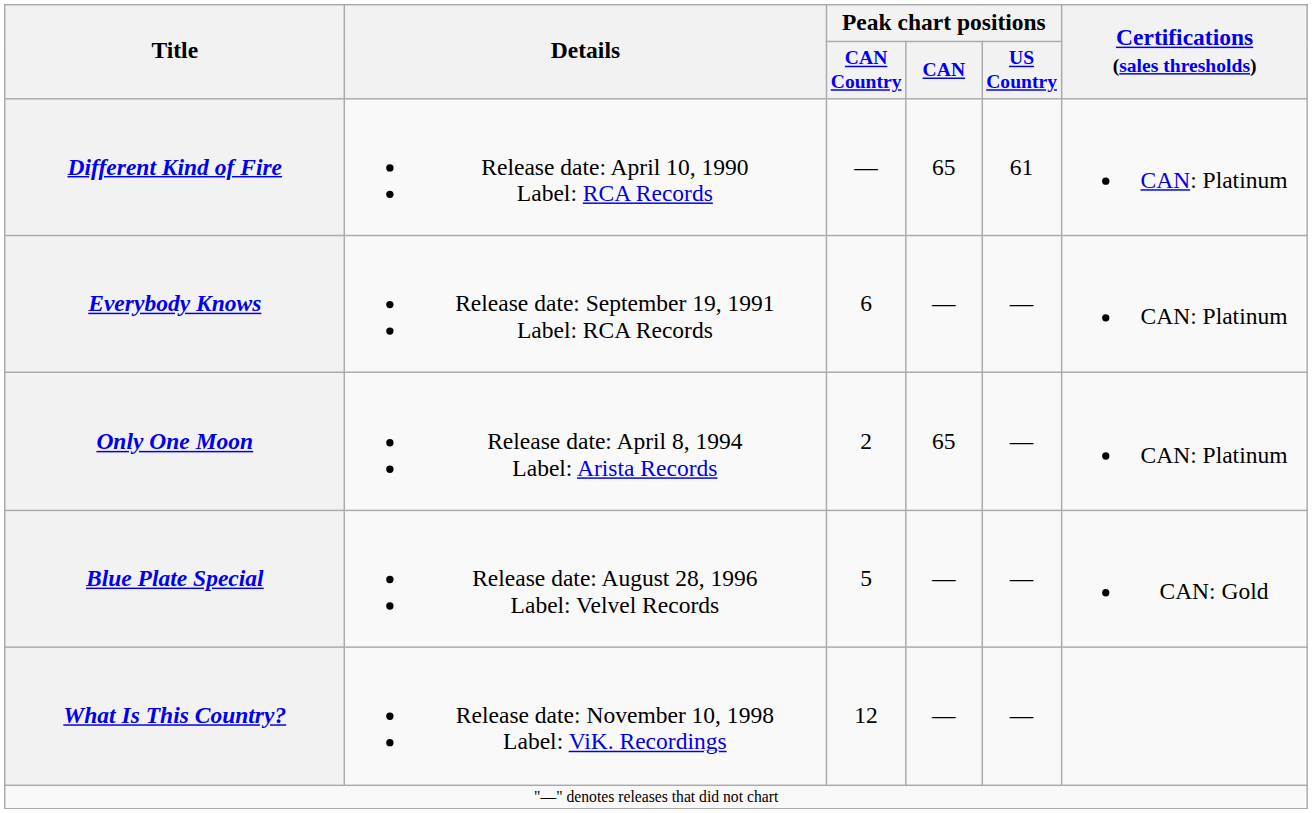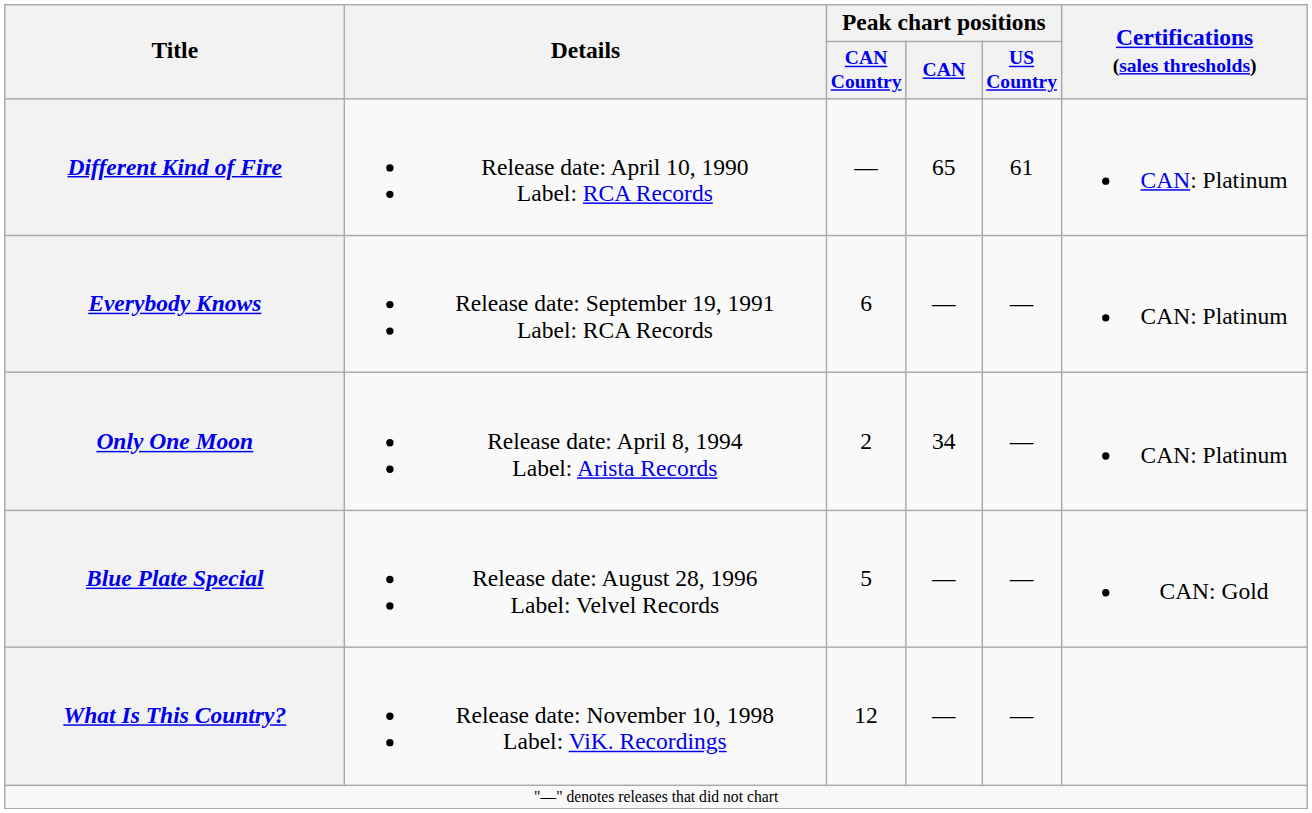(944, 441) 65 -> (944, 441) 34
